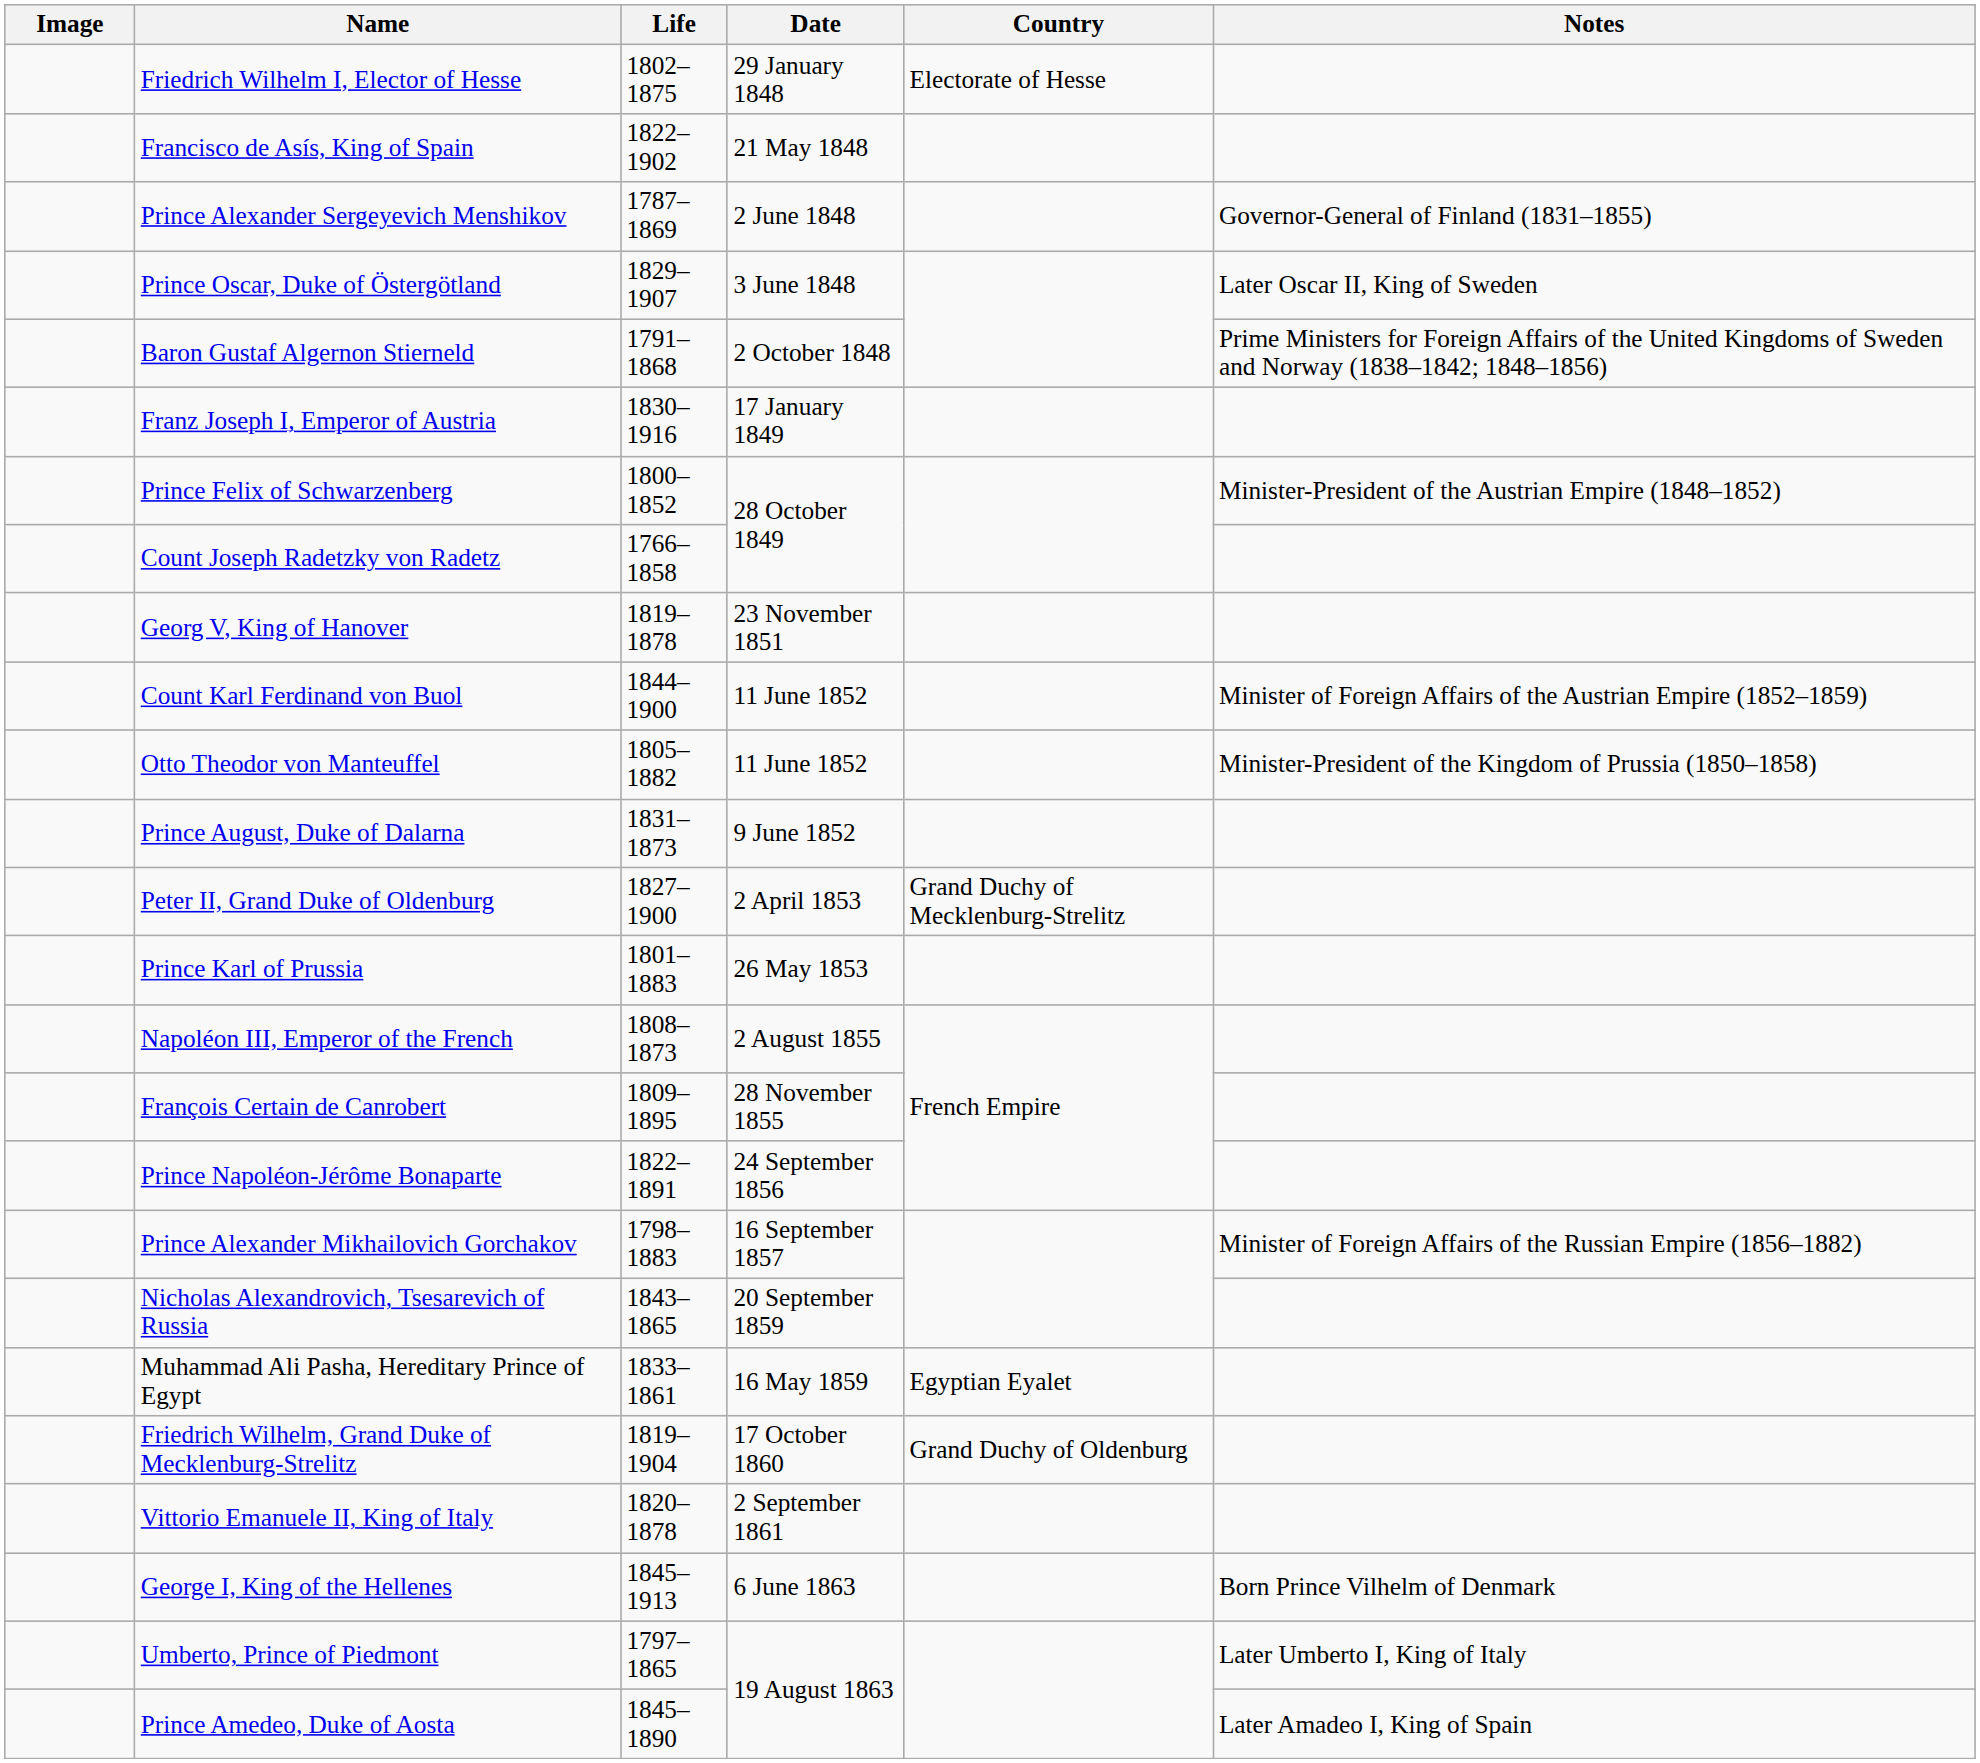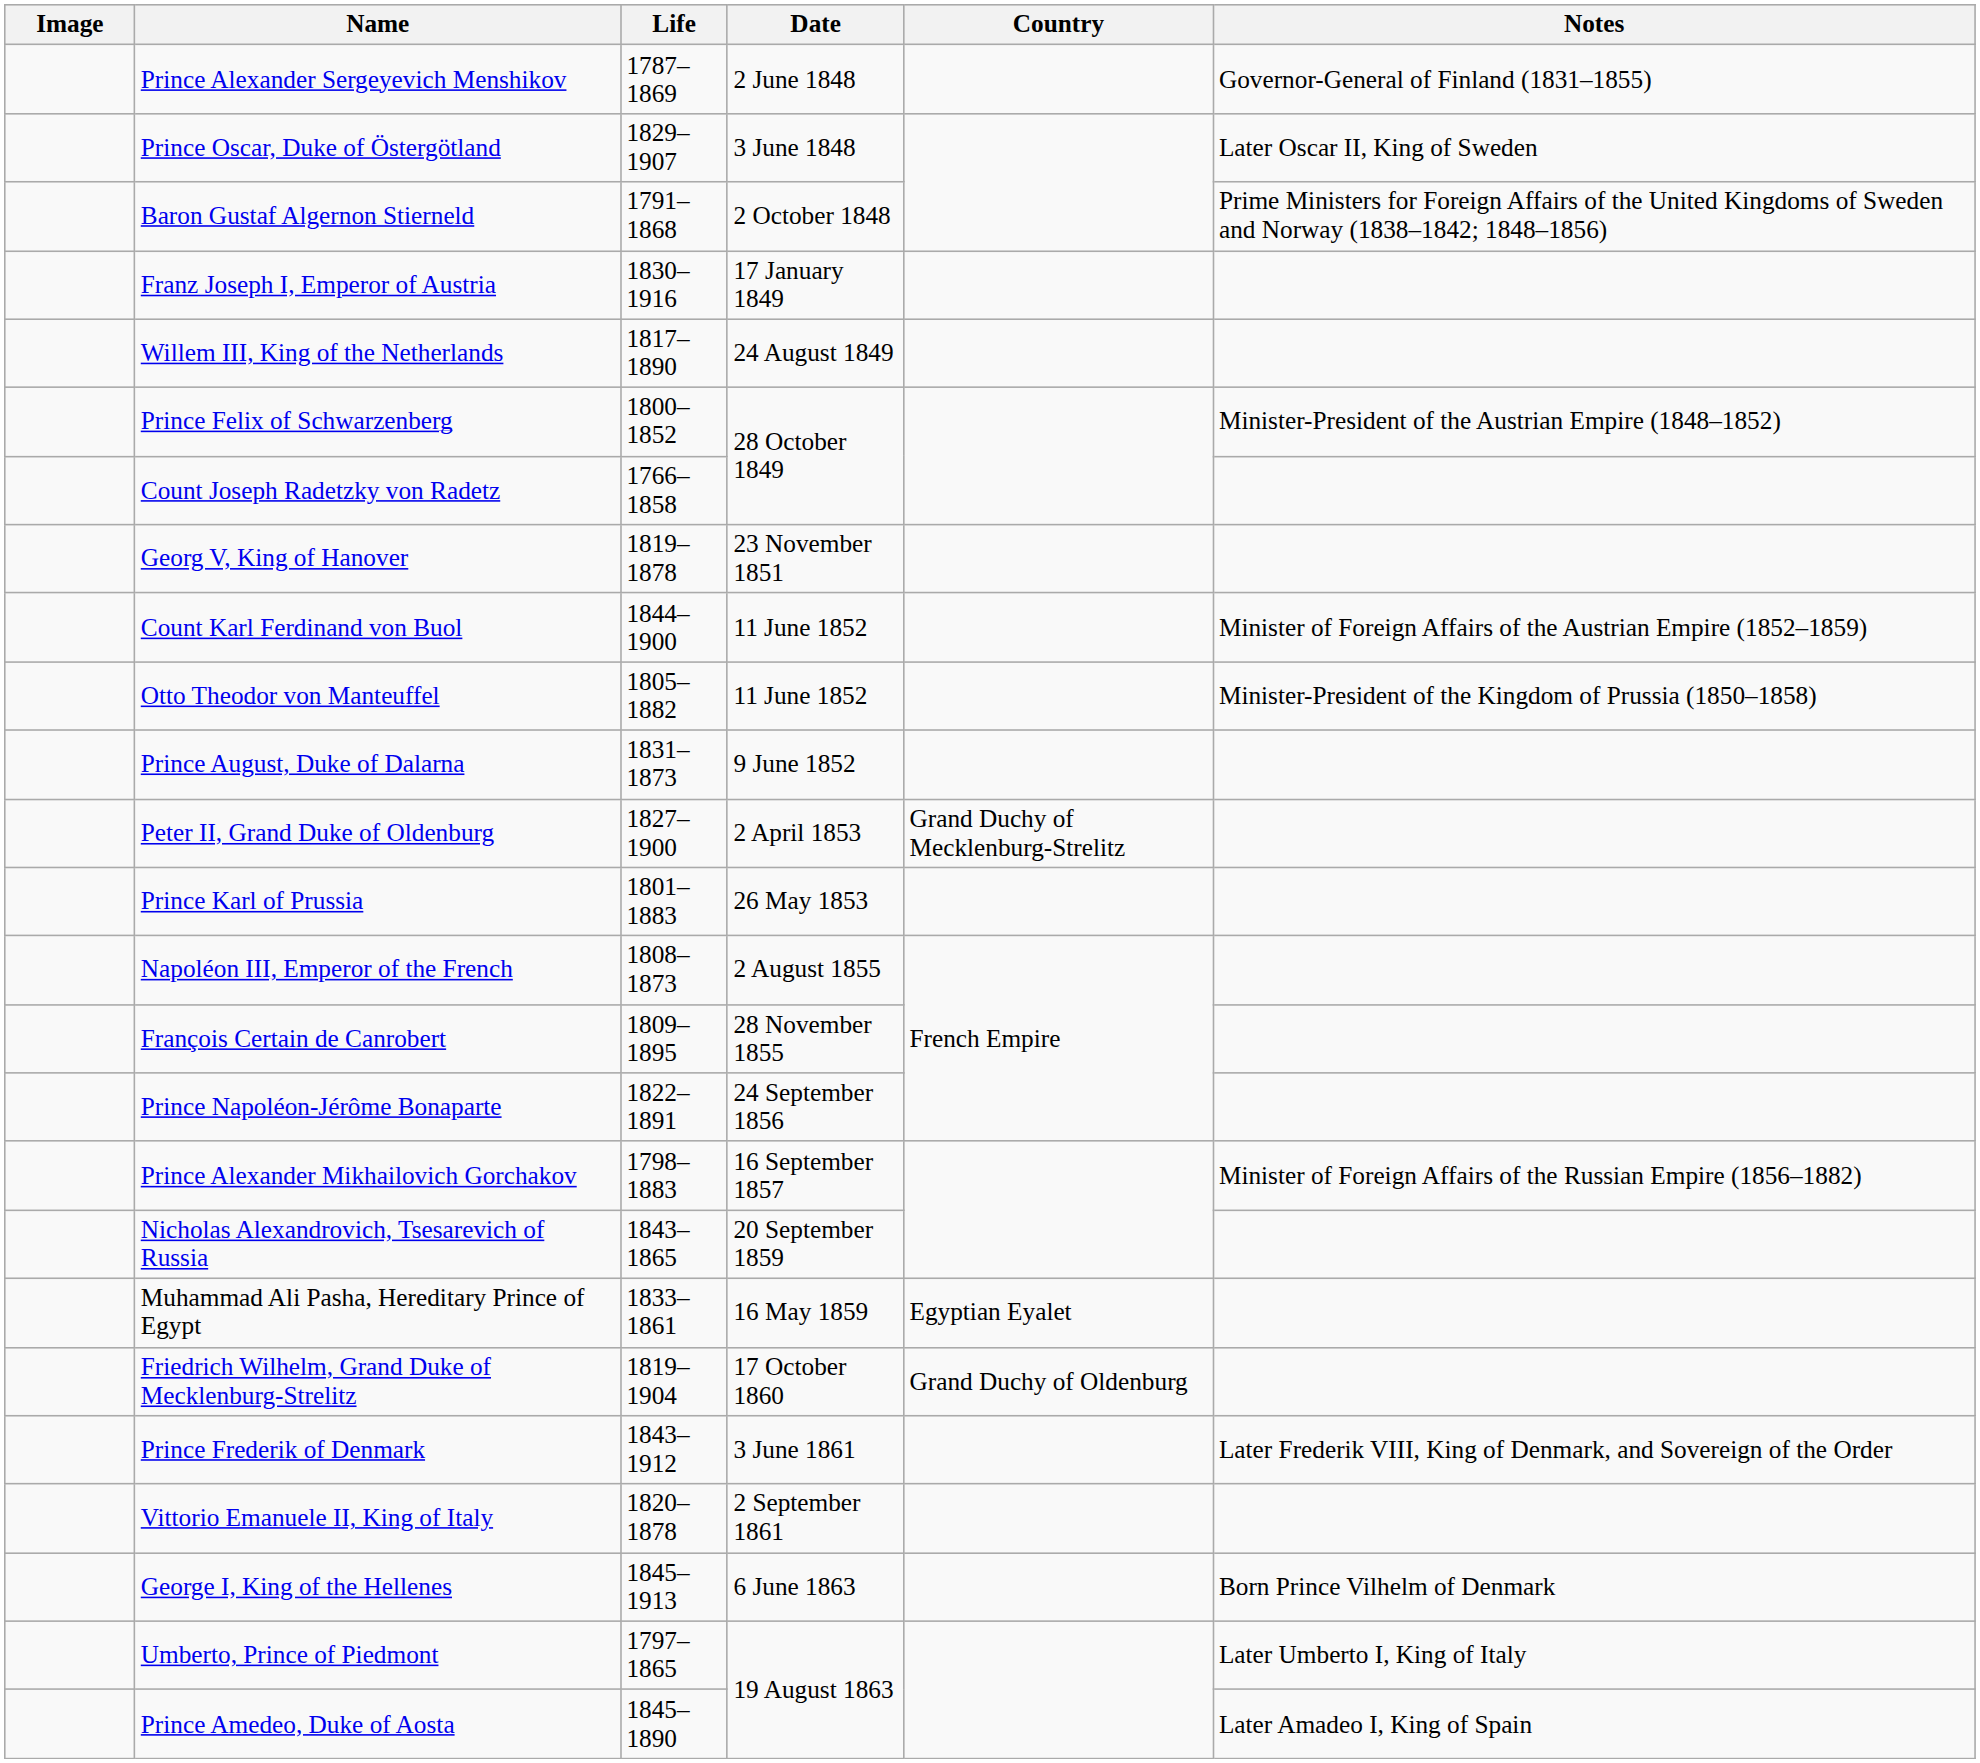- row: (331, 78)
- row: (307, 147)
+ row: (322, 352)
+ row: (283, 1449)
